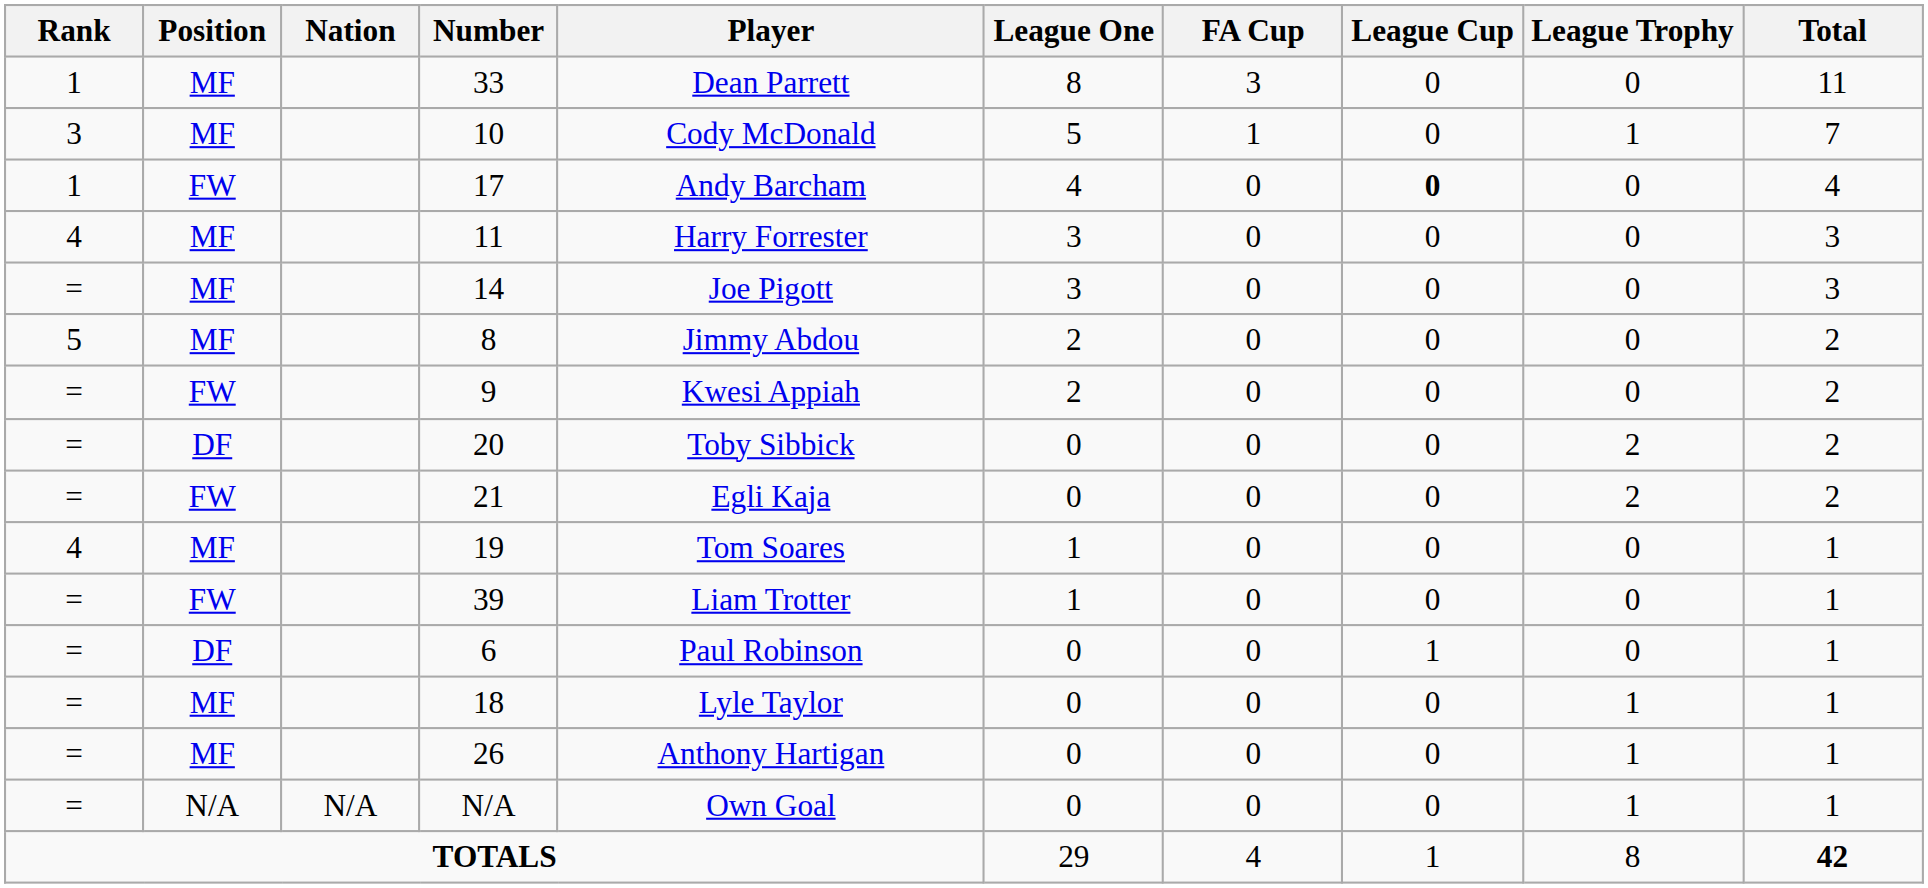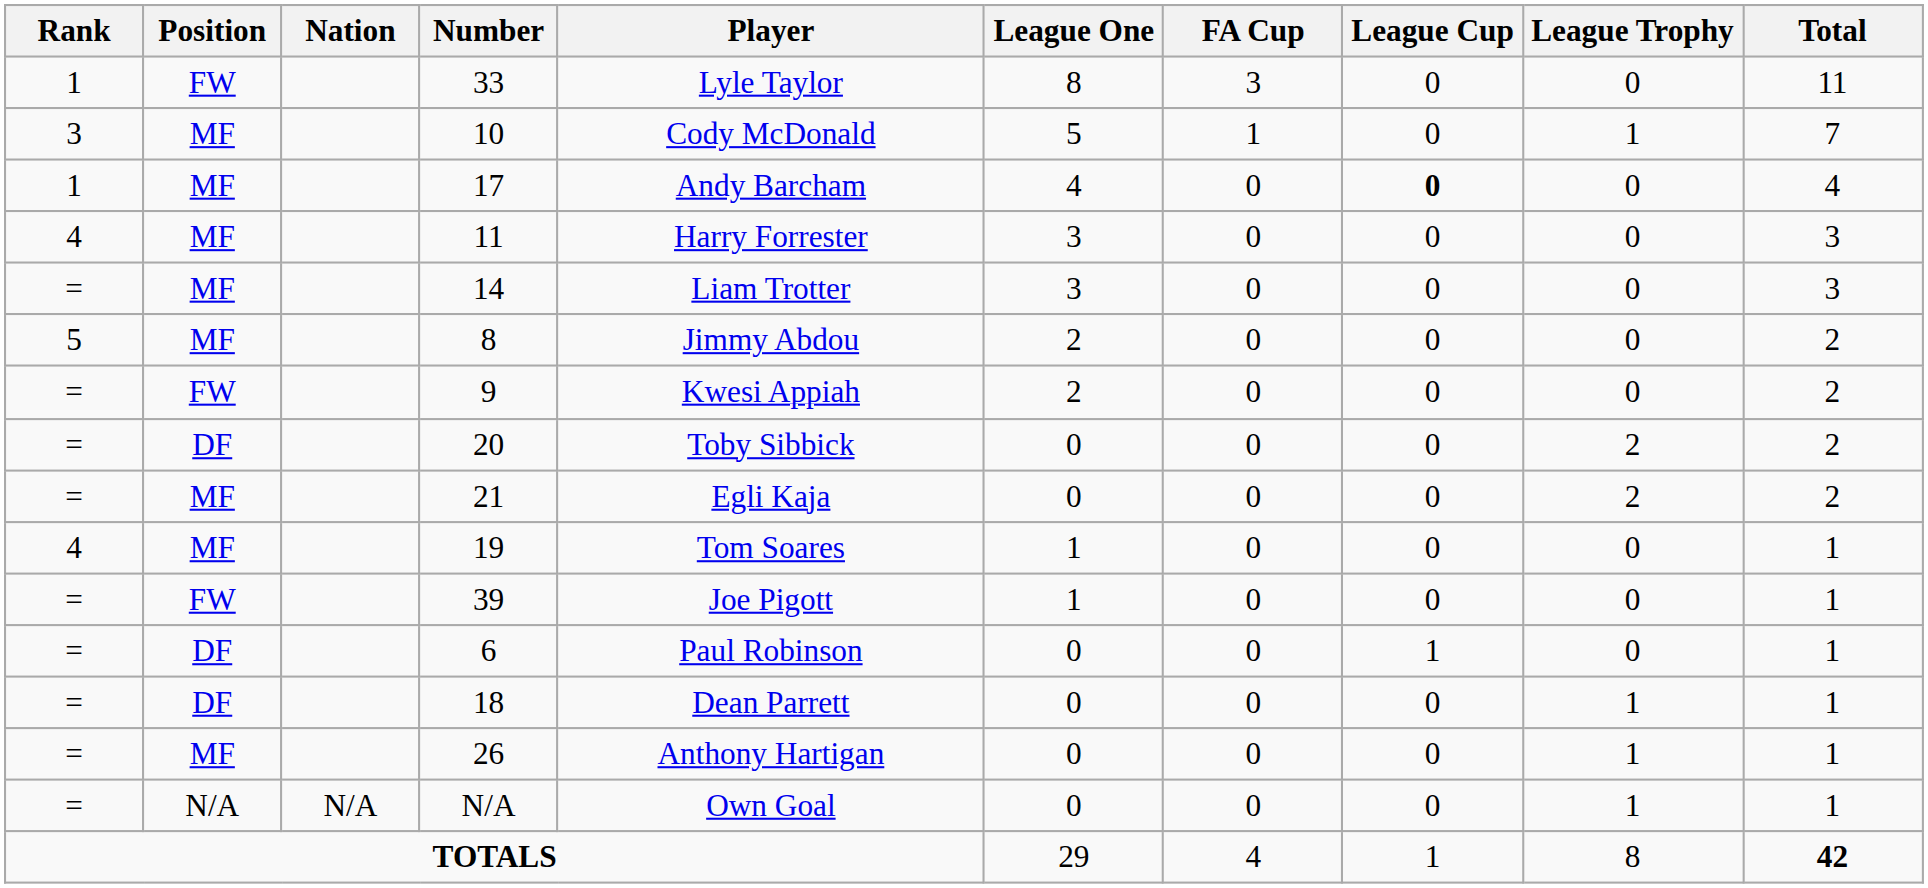(212, 82) MF -> (212, 82) FW
(771, 82) Dean Parrett -> (771, 82) Lyle Taylor
(212, 185) FW -> (212, 185) MF
(771, 288) Joe Pigott -> (771, 288) Liam Trotter
(212, 495) FW -> (212, 495) MF
(771, 598) Liam Trotter -> (771, 598) Joe Pigott
(212, 701) MF -> (212, 701) DF
(771, 701) Lyle Taylor -> (771, 701) Dean Parrett
